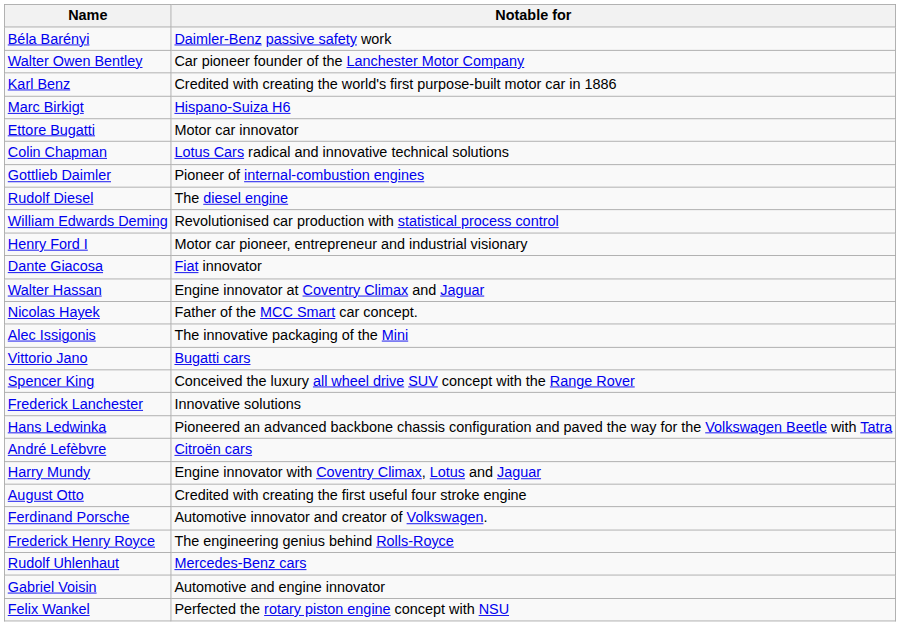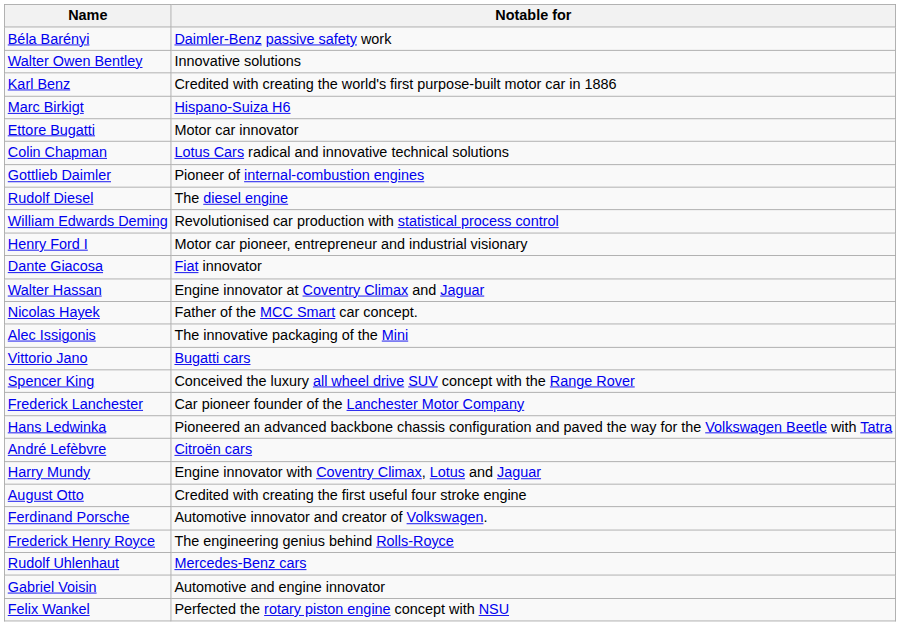(349, 61) Car pioneer founder of the Lanchester Motor Company -> (238, 61) Innovative solutions
(238, 404) Innovative solutions -> (349, 404) Car pioneer founder of the Lanchester Motor Company
